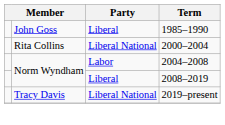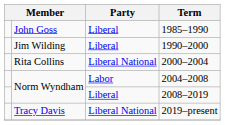+ row: (185, 45)
